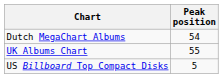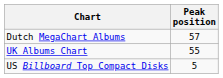(194, 37) 54 -> (194, 37) 57
